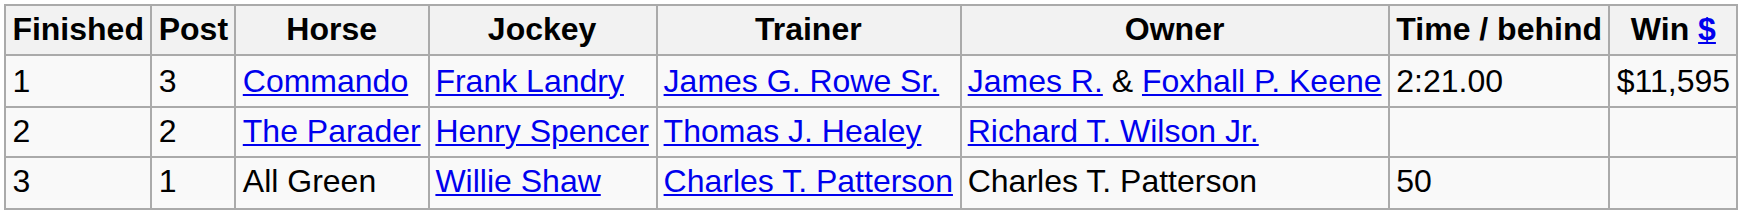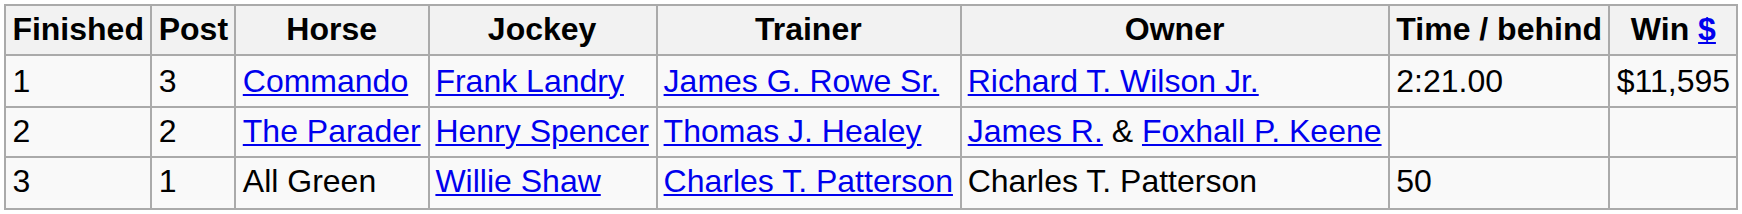(1175, 80) James R. & Foxhall P. Keene -> (1113, 80) Richard T. Wilson Jr.
(1113, 131) Richard T. Wilson Jr. -> (1175, 131) James R. & Foxhall P. Keene
